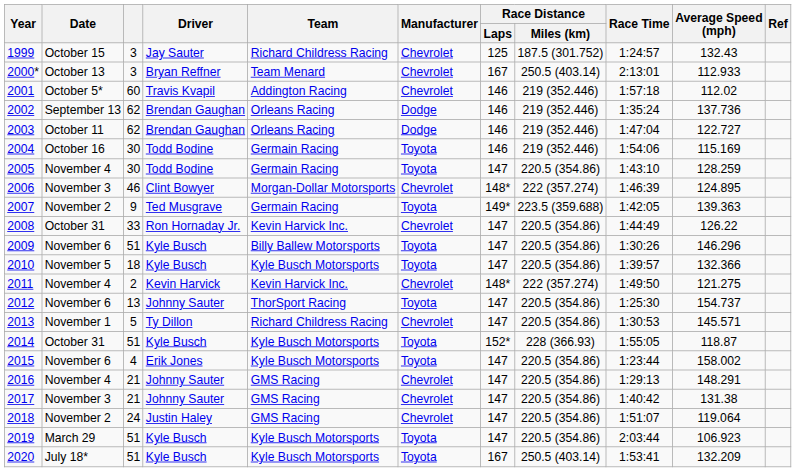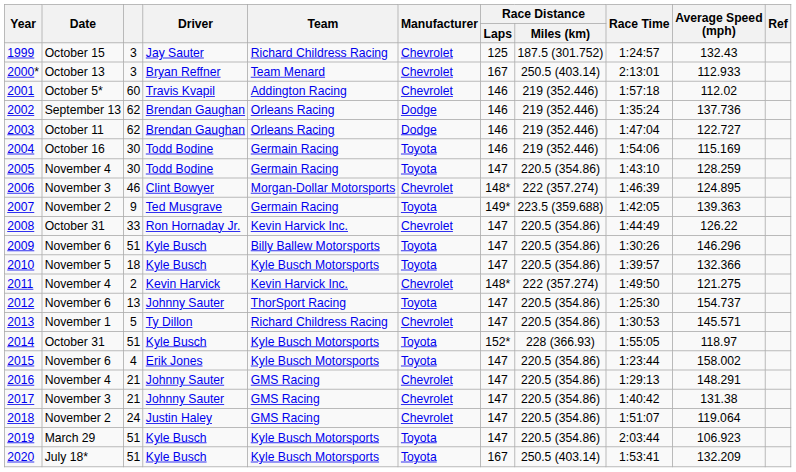(719, 341) 118.87 -> (719, 341) 118.97
